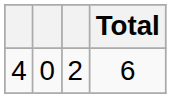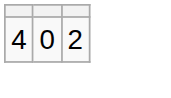- column: (128, 26)
